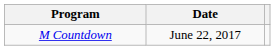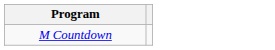- column: (205, 14)
